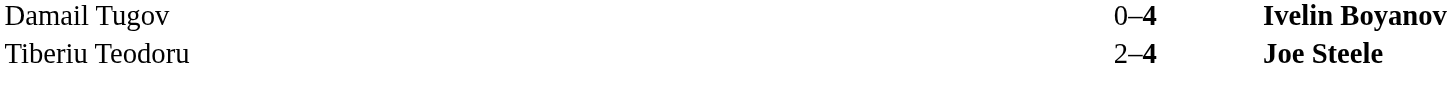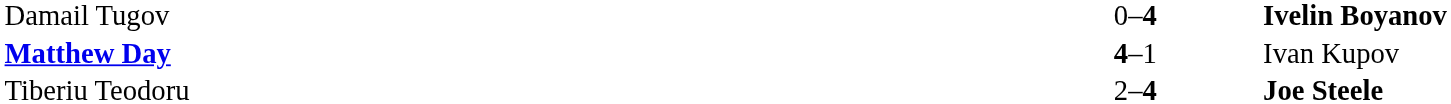+ row: (88, 53)
